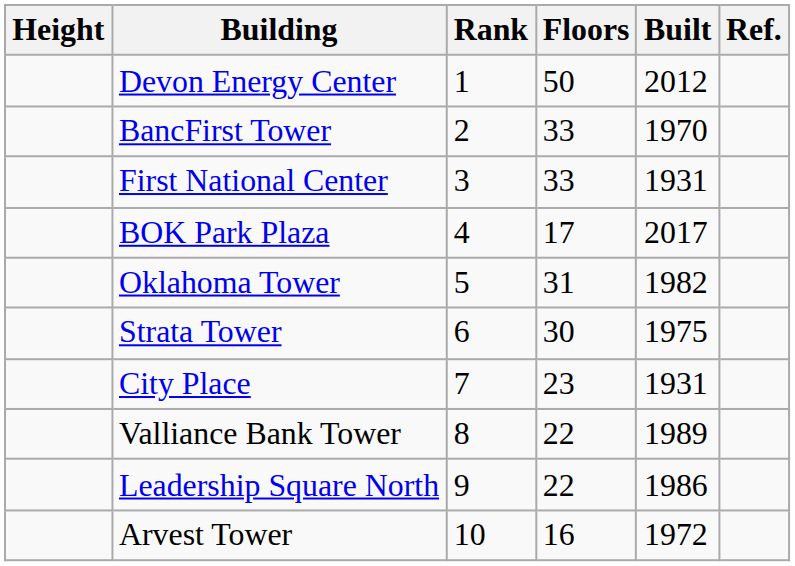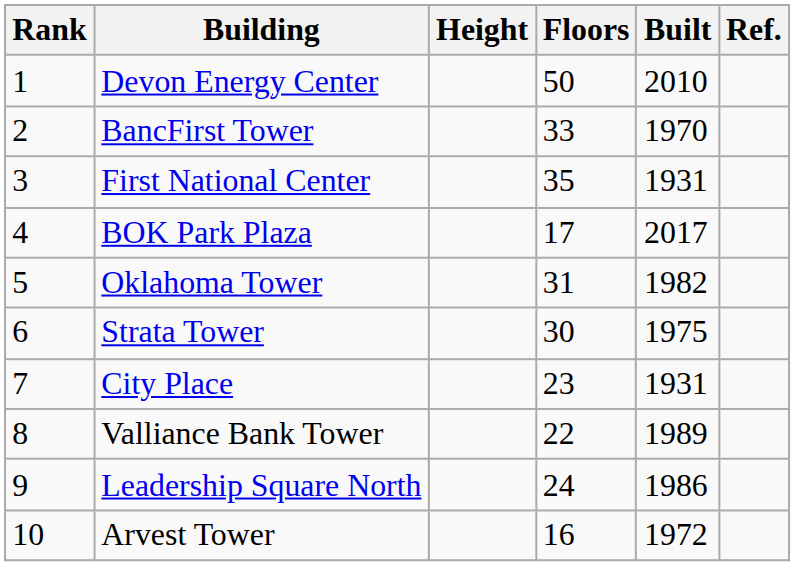columns swapped: (491, 29) <-> (58, 29)
(676, 80) 2012 -> (676, 80) 2010
(559, 181) 33 -> (559, 181) 35
(559, 484) 22 -> (559, 484) 24
